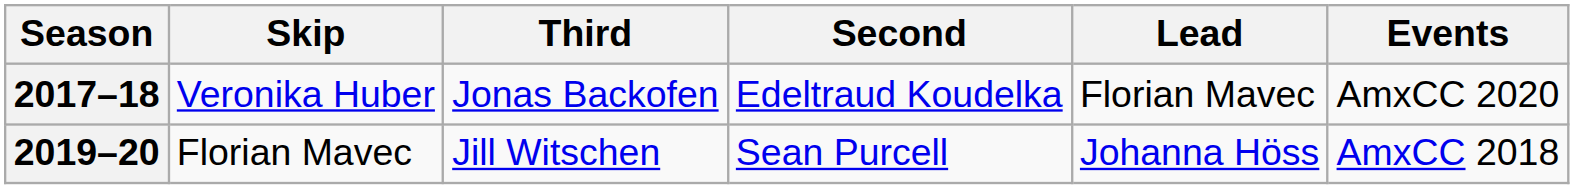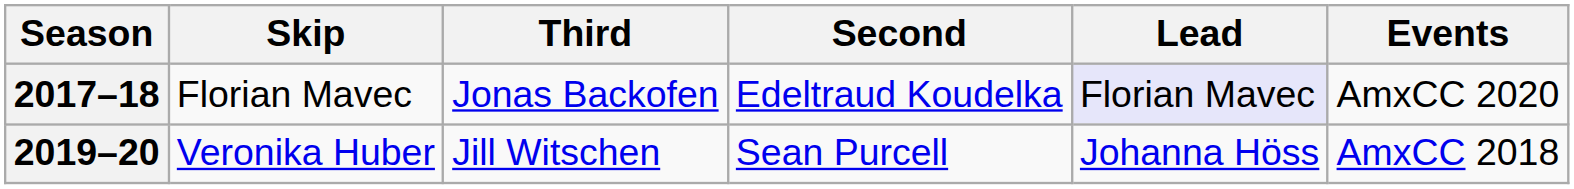(306, 93) Veronika Huber -> (294, 93) Florian Mavec
(1197, 93) no background -> (1197, 93) lavender background
(294, 152) Florian Mavec -> (306, 152) Veronika Huber
